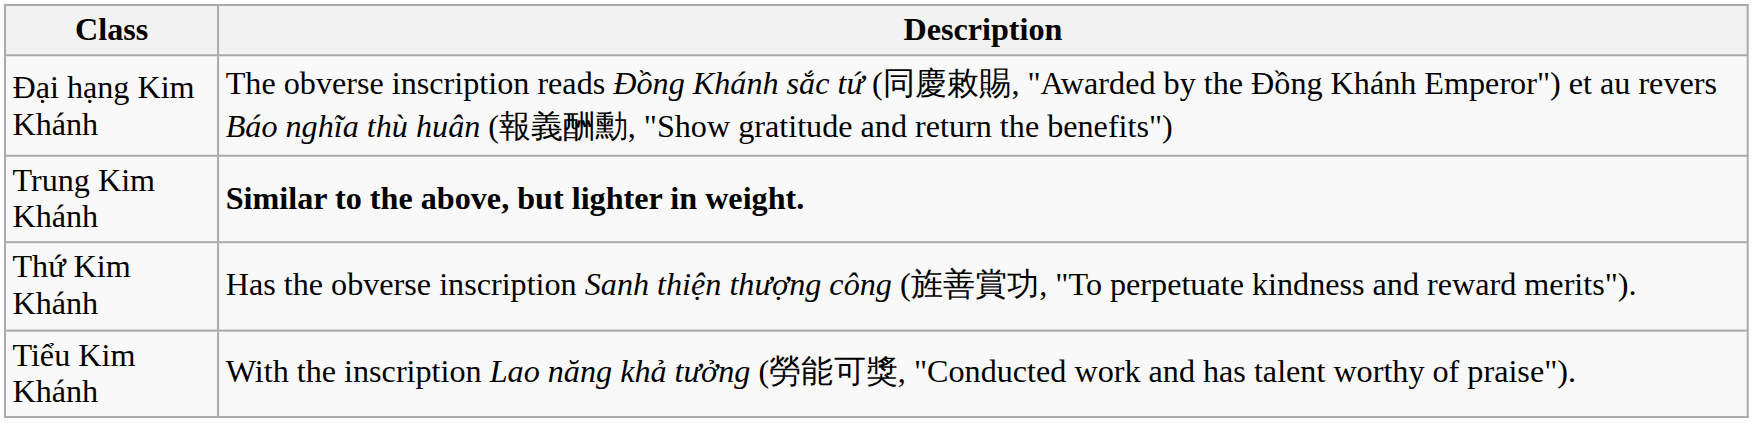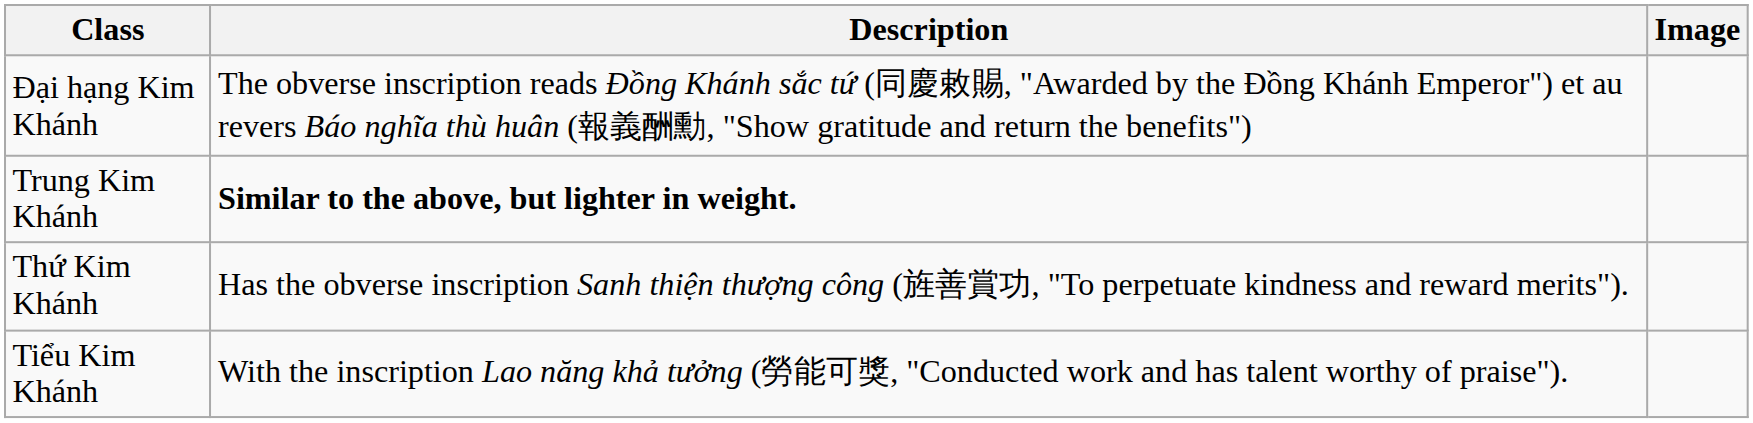+ column: (1697, 30)
